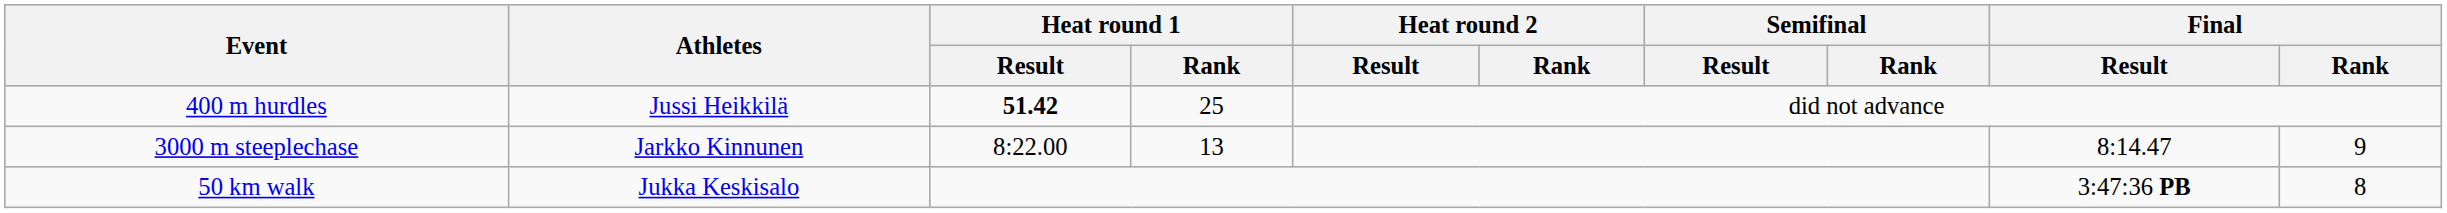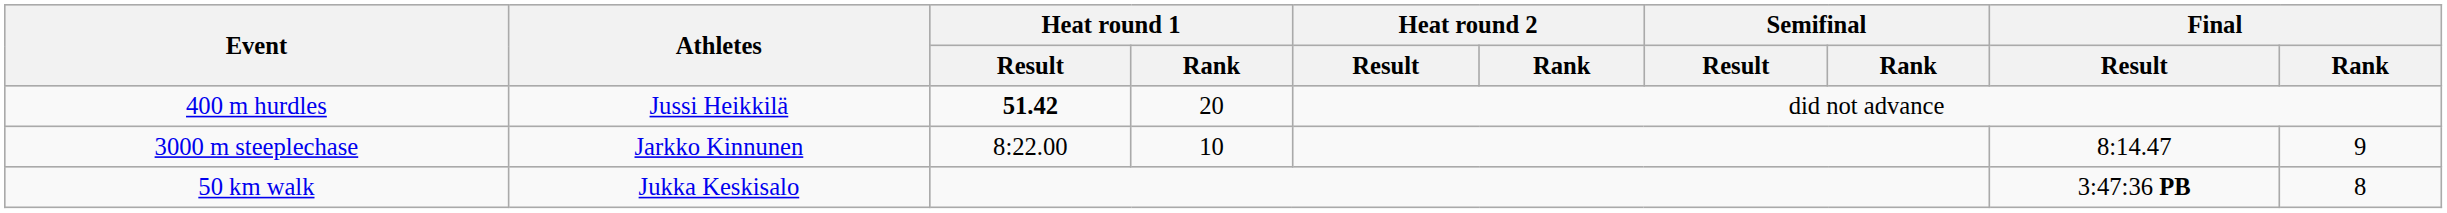(1212, 106) 25 -> (1212, 106) 20
(1212, 146) 13 -> (1212, 146) 10
